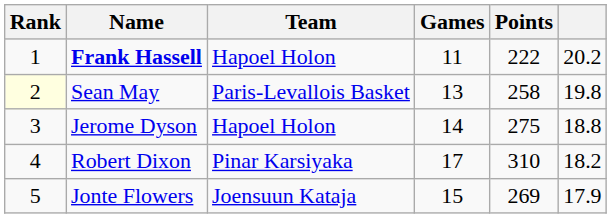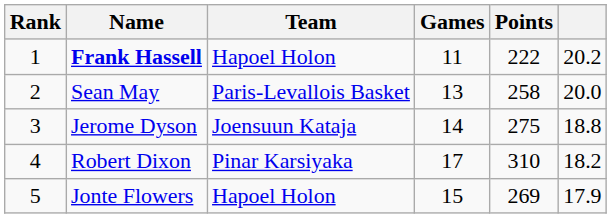(35, 91) lightyellow background -> (35, 91) no background
(582, 91) 19.8 -> (582, 91) 20.0
(274, 126) Hapoel Holon -> (284, 126) Joensuun Kataja
(284, 195) Joensuun Kataja -> (274, 195) Hapoel Holon
